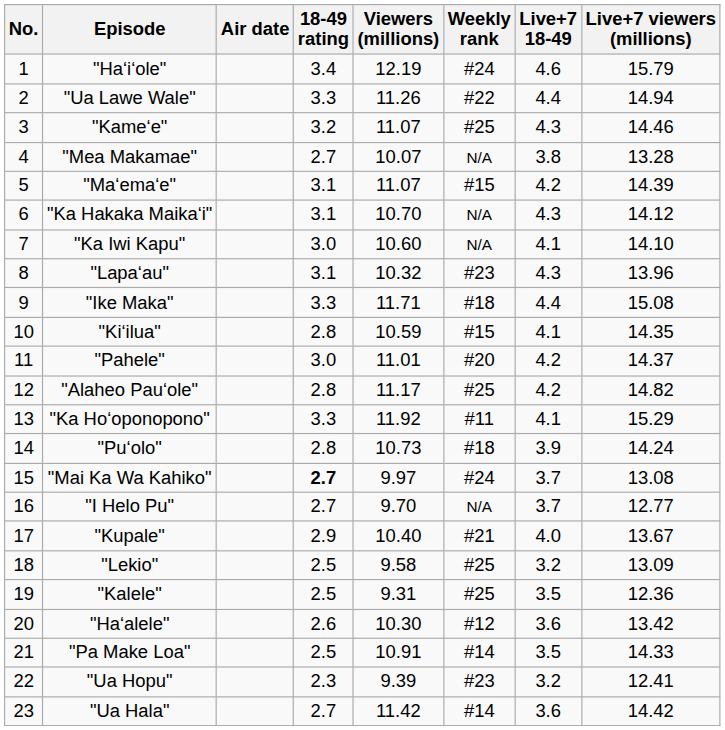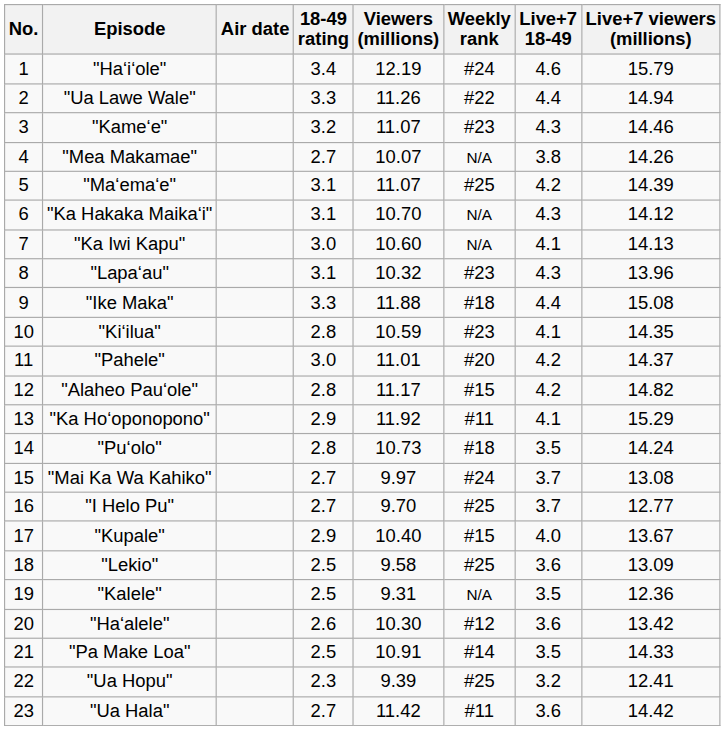(479, 127) #25 -> (479, 127) #23
(651, 156) 13.28 -> (651, 156) 14.26
(479, 185) #15 -> (479, 185) #25
(651, 244) 14.10 -> (651, 244) 14.13
(398, 302) 11.71 -> (398, 302) 11.88
(479, 331) #15 -> (479, 331) #23
(479, 389) #25 -> (479, 389) #15
(323, 419) 3.3 -> (323, 419) 2.9
(548, 448) 3.9 -> (548, 448) 3.5
(323, 477) bold -> (323, 477) normal
(479, 506) N/A -> (479, 506) #25
(479, 535) #21 -> (479, 535) #15
(548, 565) 3.2 -> (548, 565) 3.6
(479, 594) #25 -> (479, 594) N/A
(479, 681) #23 -> (479, 681) #25
(479, 710) #14 -> (479, 710) #11
